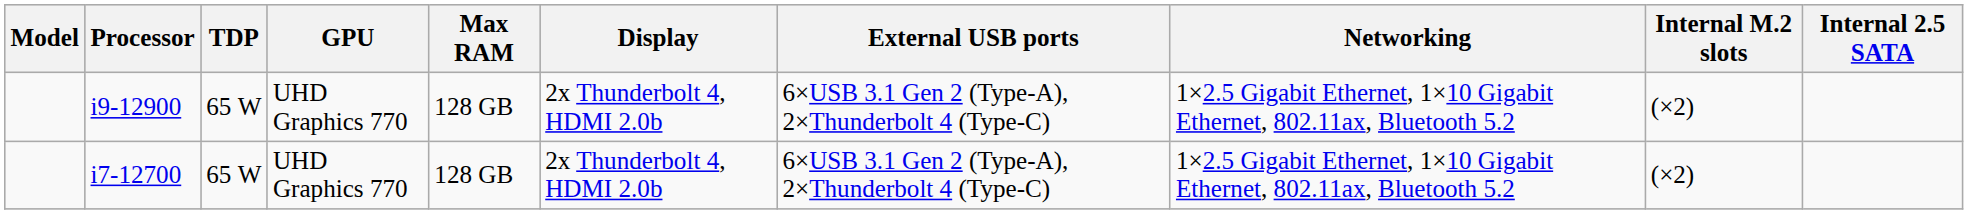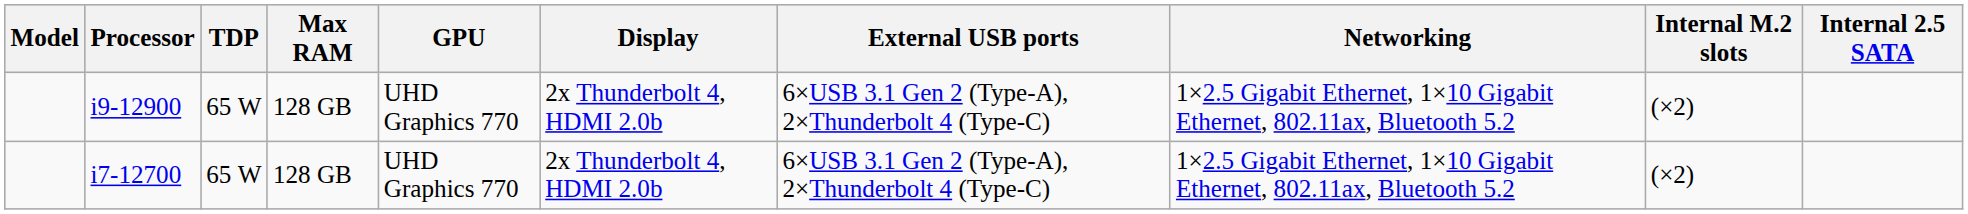columns swapped: (348, 38) <-> (484, 38)
